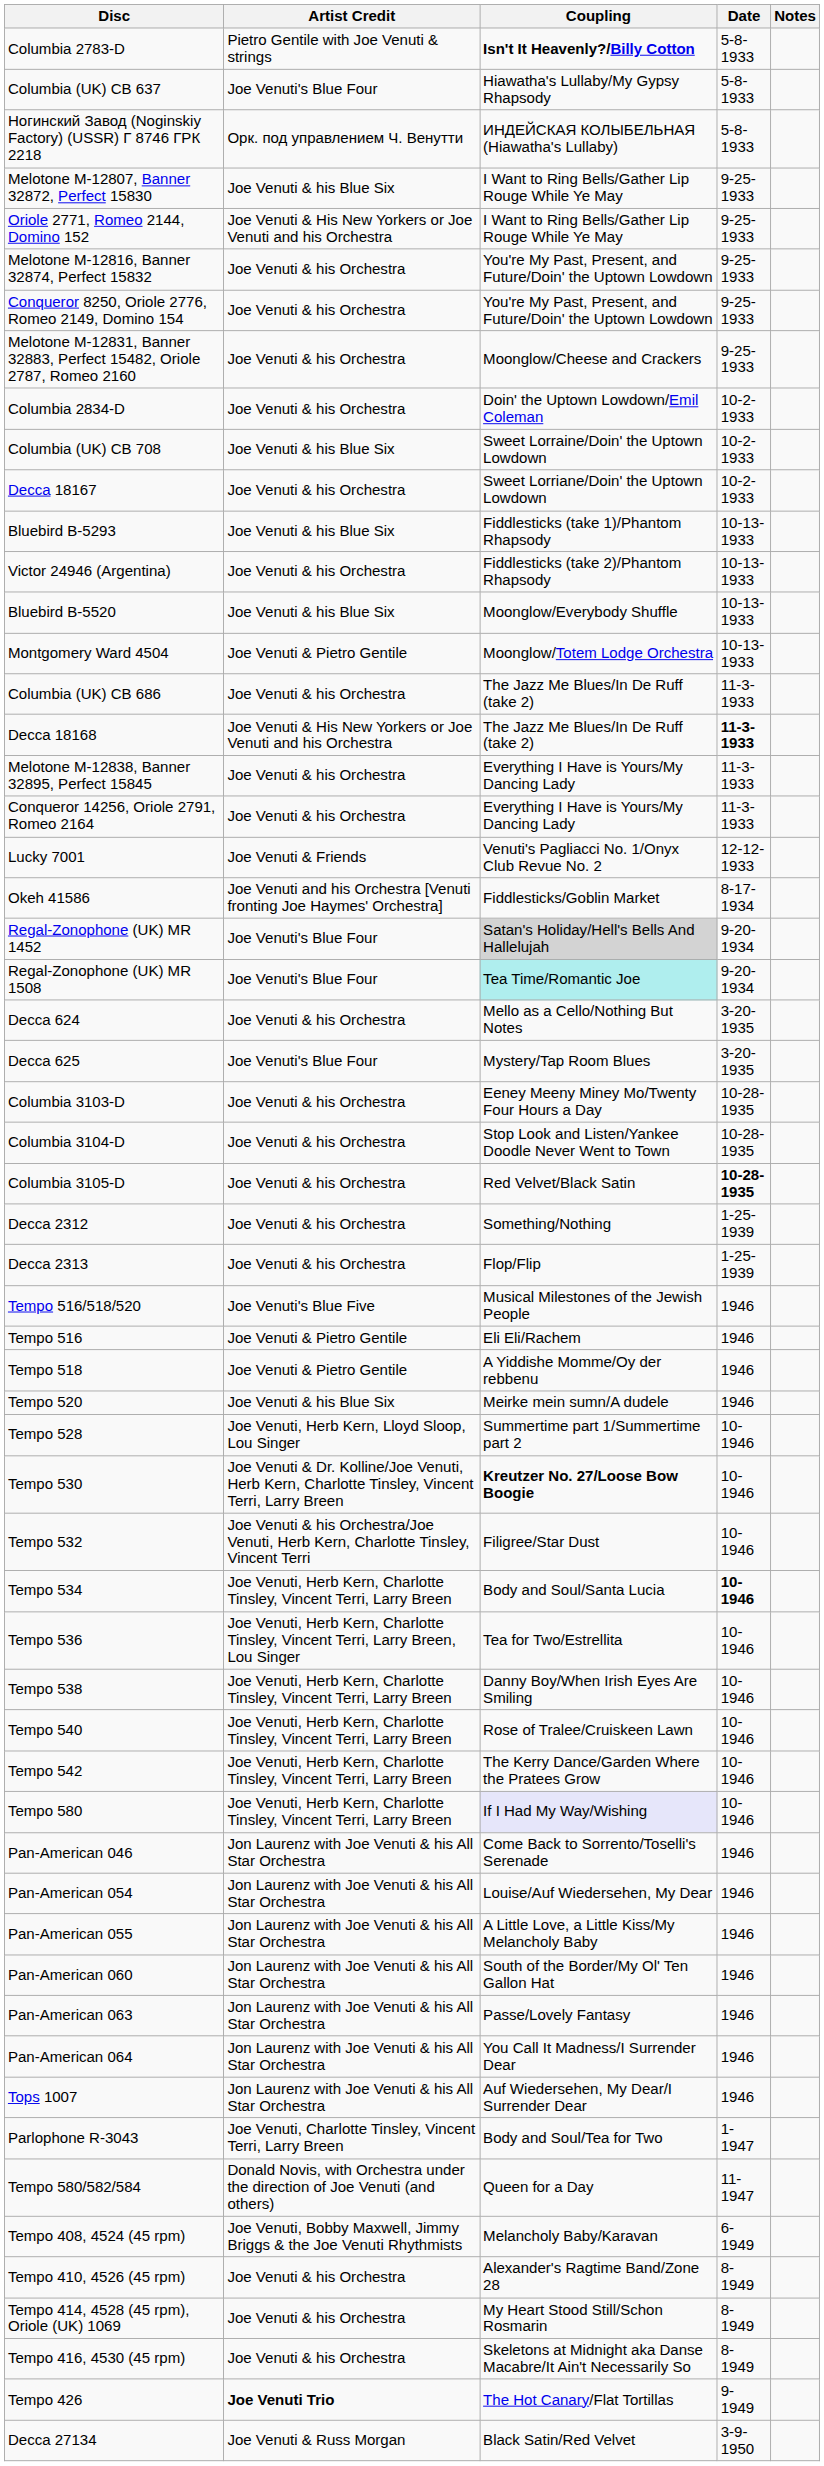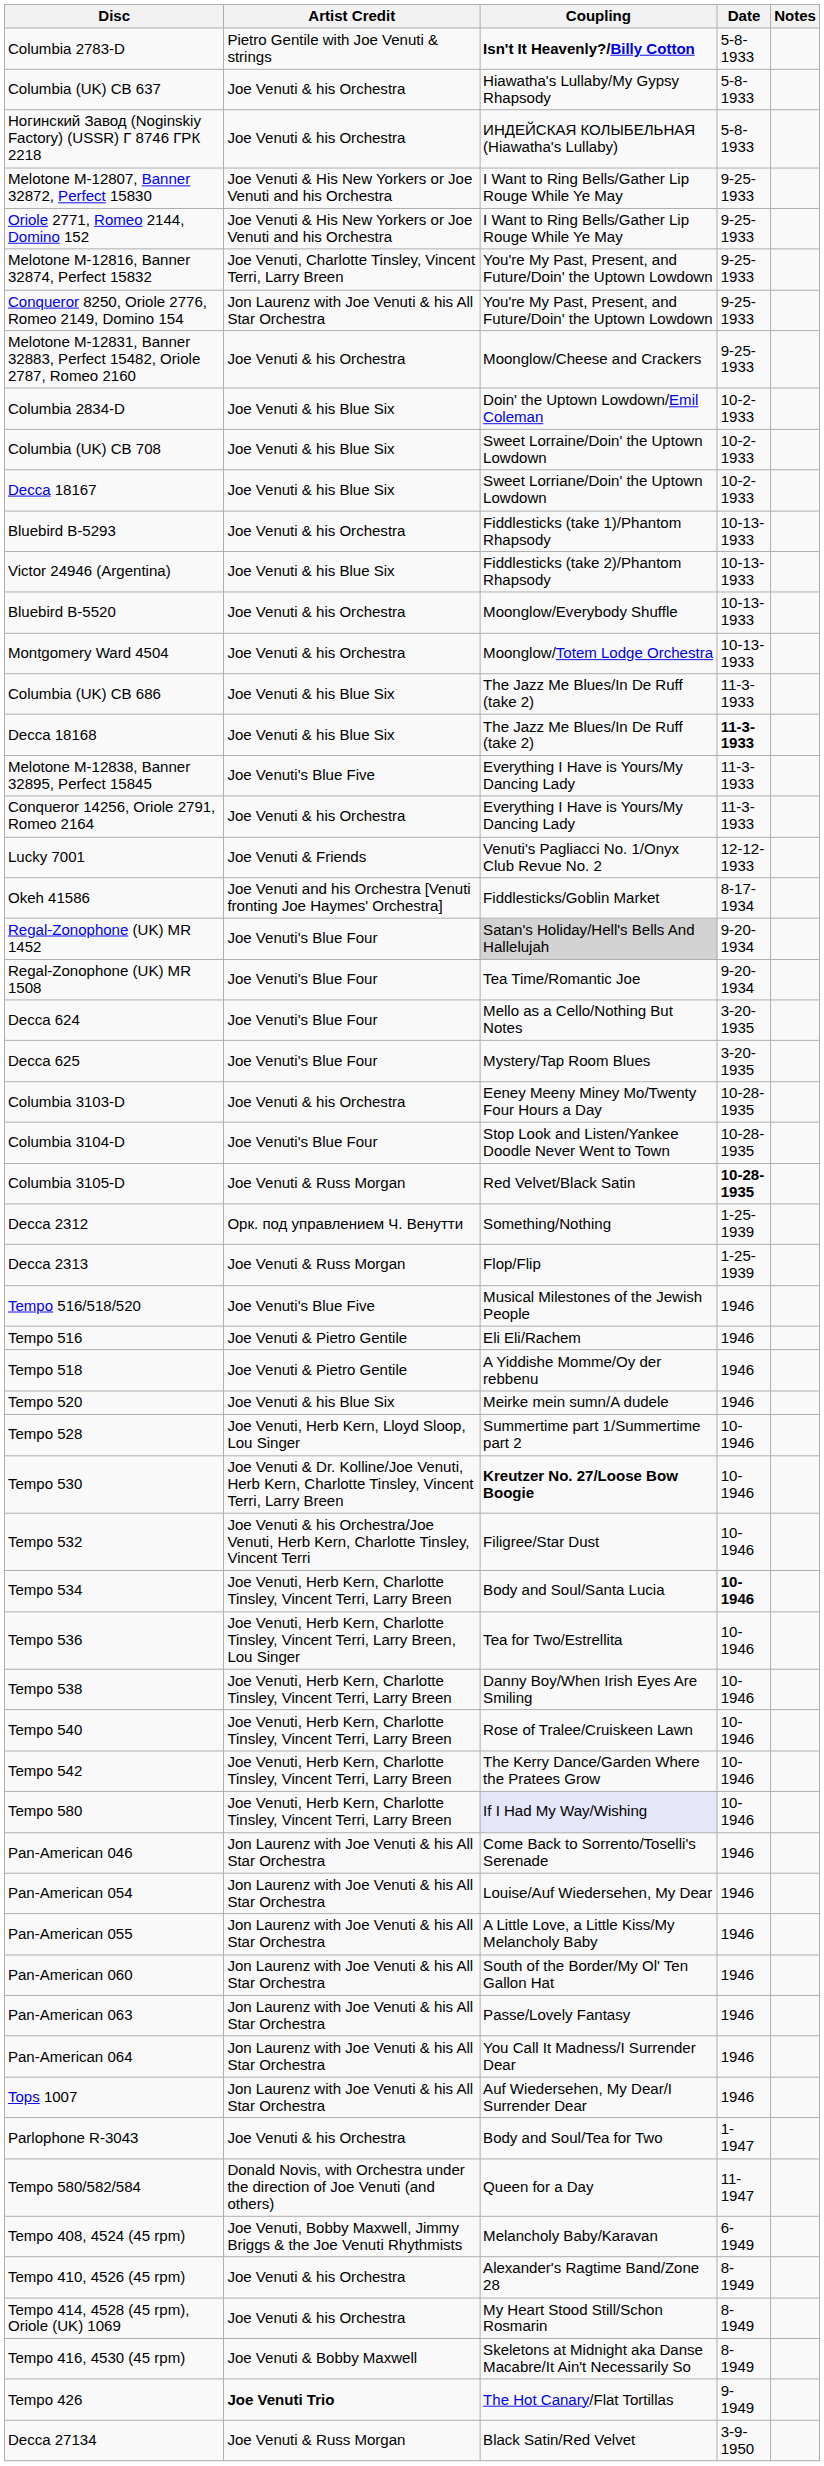(302, 89) Joe Venuti's Blue Four -> (316, 89) Joe Venuti & his Orchestra
(345, 138) Орк. под управлением Ч. Венутти -> (316, 138) Joe Venuti & his Orchestra
(311, 187) Joe Venuti & his Blue Six -> (350, 187) Joe Venuti & His New Yorkers or Joe Venuti and his Orchestra
(316, 269) Joe Venuti & his Orchestra -> (351, 269) Joe Venuti, Charlotte Tinsley, Vincent Terri, Larry Breen
(316, 310) Joe Venuti & his Orchestra -> (350, 310) Jon Laurenz with Joe Venuti & his All Star Orchestra
(316, 408) Joe Venuti & his Orchestra -> (311, 408) Joe Venuti & his Blue Six
(316, 490) Joe Venuti & his Orchestra -> (311, 490) Joe Venuti & his Blue Six
(311, 531) Joe Venuti & his Blue Six -> (316, 531) Joe Venuti & his Orchestra
(316, 571) Joe Venuti & his Orchestra -> (311, 571) Joe Venuti & his Blue Six
(311, 612) Joe Venuti & his Blue Six -> (316, 612) Joe Venuti & his Orchestra
(317, 653) Joe Venuti & Pietro Gentile -> (316, 653) Joe Venuti & his Orchestra
(316, 694) Joe Venuti & his Orchestra -> (311, 694) Joe Venuti & his Blue Six
(350, 734) Joe Venuti & His New Yorkers or Joe Venuti and his Orchestra -> (311, 734) Joe Venuti & his Blue Six
(316, 775) Joe Venuti & his Orchestra -> (301, 775) Joe Venuti's Blue Five
(562, 979) paleturquoise background -> (562, 979) no background
(316, 1020) Joe Venuti & his Orchestra -> (302, 1020) Joe Venuti's Blue Four
(316, 1142) Joe Venuti & his Orchestra -> (302, 1142) Joe Venuti's Blue Four
(316, 1183) Joe Venuti & his Orchestra -> (316, 1183) Joe Venuti & Russ Morgan
(316, 1224) Joe Venuti & his Orchestra -> (345, 1224) Орк. под управлением Ч. Венутти
(316, 1264) Joe Venuti & his Orchestra -> (316, 1264) Joe Venuti & Russ Morgan
(351, 2138) Joe Venuti, Charlotte Tinsley, Vincent Terri, Larry Breen -> (316, 2138) Joe Venuti & his Orchestra
(316, 2358) Joe Venuti & his Orchestra -> (322, 2358) Joe Venuti & Bobby Maxwell
